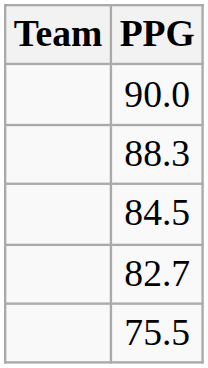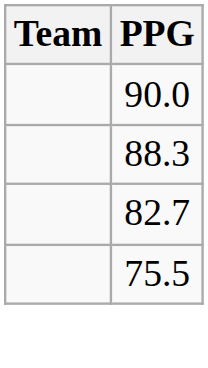- row: (157, 213)
